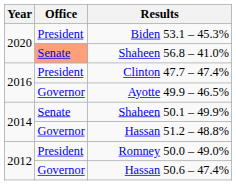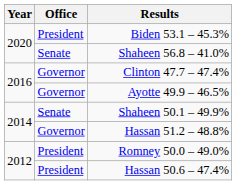(54, 53) lightsalmon background -> (54, 53) no background
(60, 72) President -> (61, 72) Governor
(61, 170) Governor -> (60, 170) President
